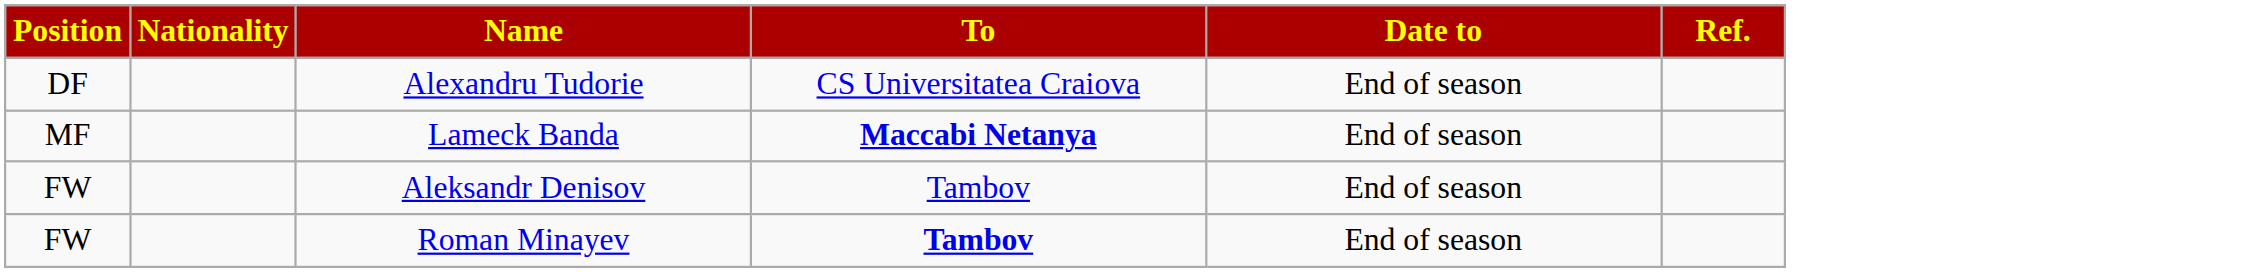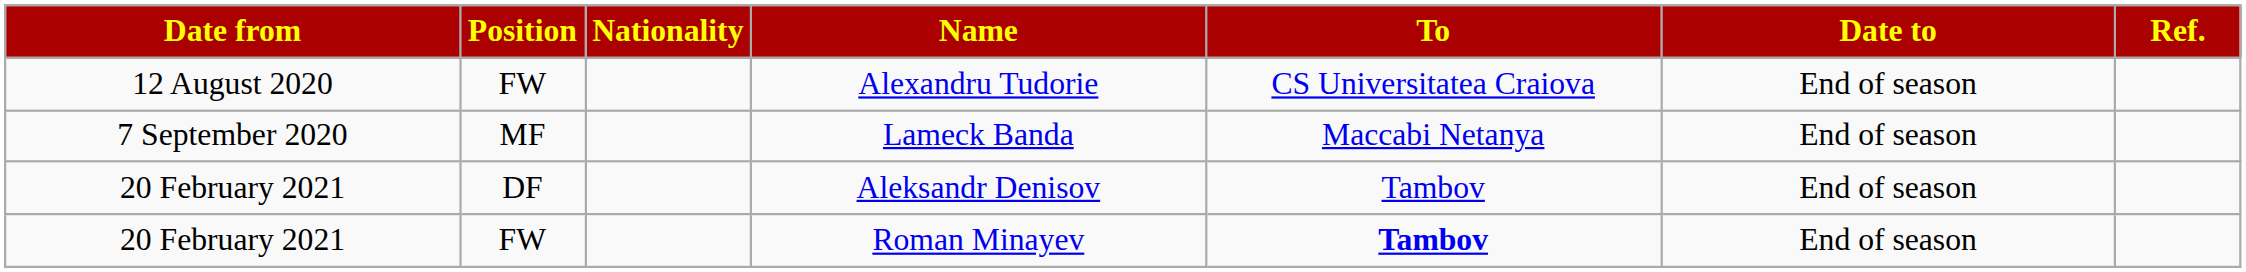+ column: (233, 31)
(68, 83) DF -> (522, 83) FW
(978, 135) bold -> (1433, 135) normal
(68, 187) FW -> (522, 187) DF
